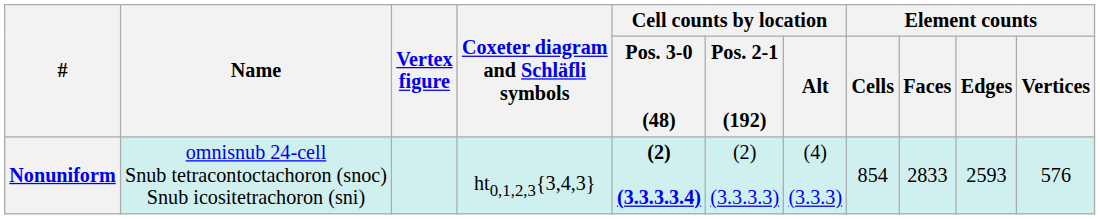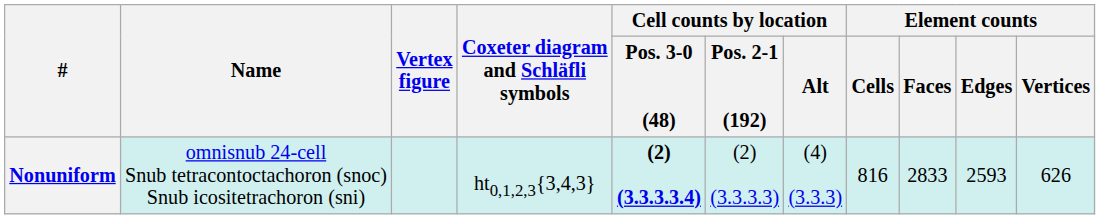(873, 175) 854 -> (873, 175) 816
(1056, 175) 576 -> (1056, 175) 626
